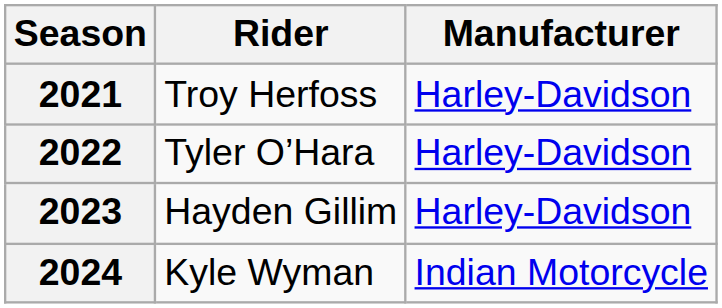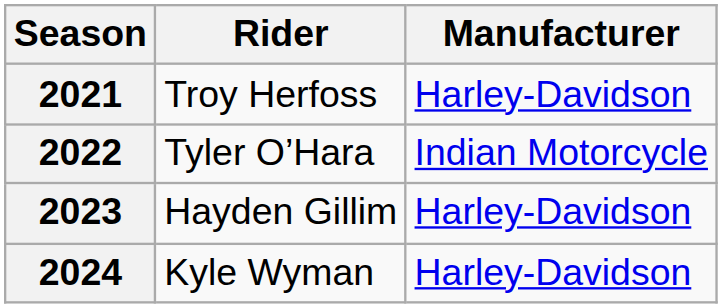(553, 152) Harley-Davidson -> (561, 152) Indian Motorcycle
(561, 271) Indian Motorcycle -> (553, 271) Harley-Davidson
